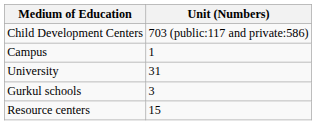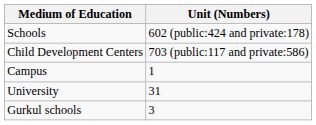+ row: (26, 33)
- row: (49, 110)
